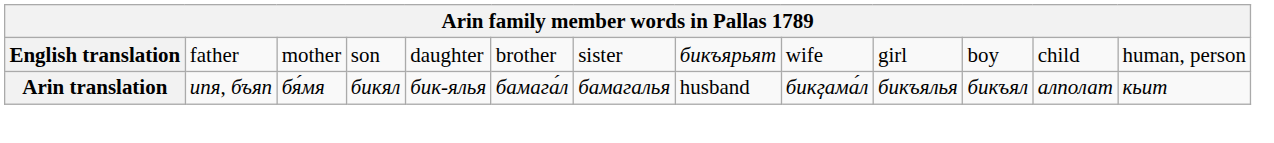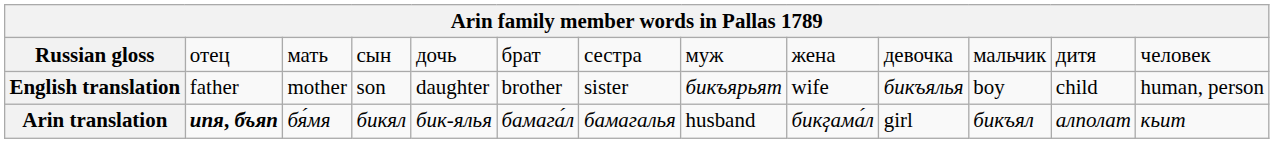+ row: (95, 54)
(893, 54) girl -> (924, 87) бикъялья
(231, 87) normal -> (234, 120) bold
(918, 87) бикъялья -> (898, 120) girl
